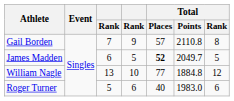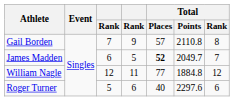(217, 58) 5 -> (217, 58) 7
(109, 73) 13 -> (109, 73) 12
(134, 73) 10 -> (134, 73) 11
(189, 88) 1983.0 -> (189, 88) 2297.6
